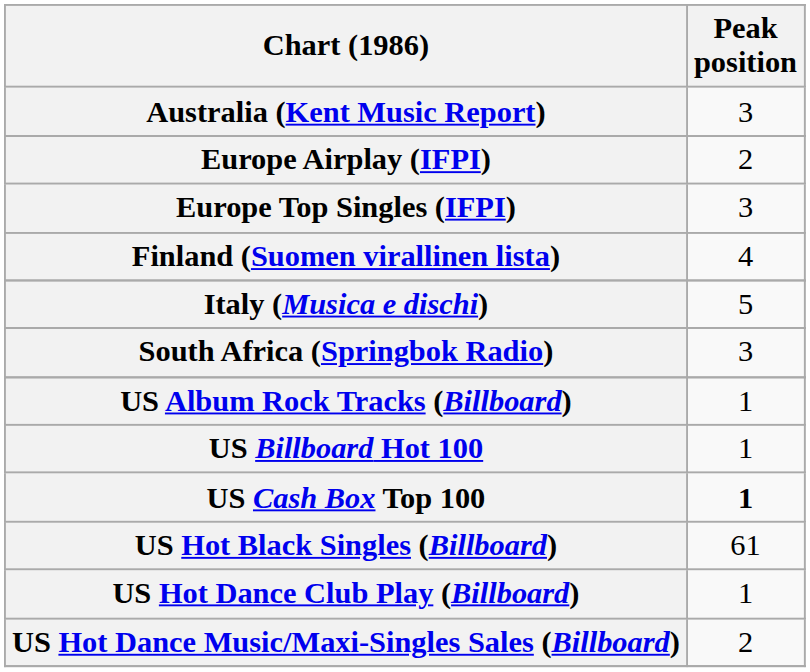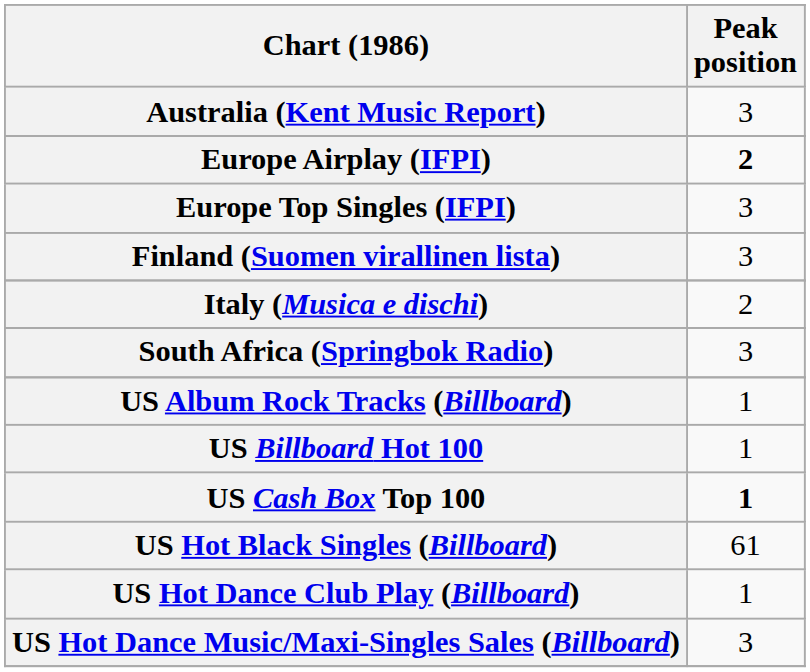(745, 159) normal -> (745, 159) bold
(745, 255) 4 -> (745, 255) 3
(745, 303) 5 -> (745, 303) 2
(745, 641) 2 -> (745, 641) 3
